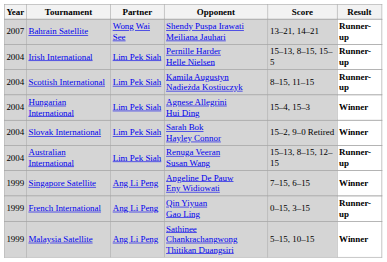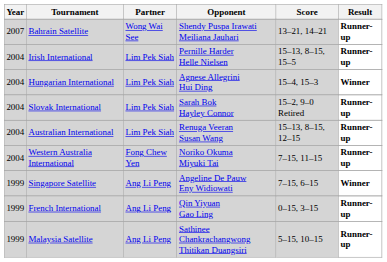- row: (67, 82)
(354, 133) Winner -> (357, 108) Runner-up
+ row: (60, 158)
(354, 239) Winner -> (357, 239) Runner-up
